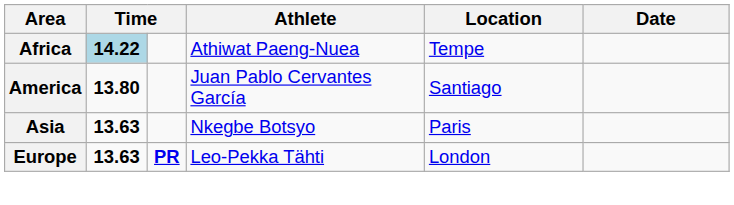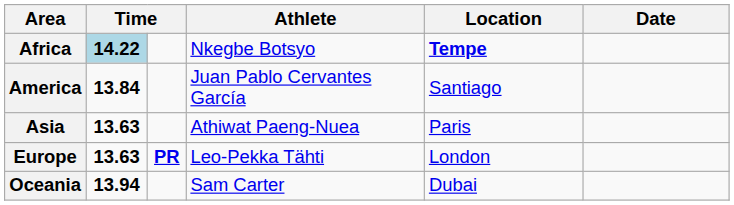(275, 48) Athiwat Paeng-Nuea -> (253, 48) Nkegbe Botsyo
(457, 48) normal -> (458, 48) bold
(117, 87) 13.80 -> (117, 87) 13.84
(253, 127) Nkegbe Botsyo -> (275, 127) Athiwat Paeng-Nuea
+ row: (45, 185)
